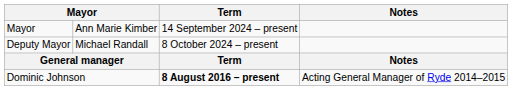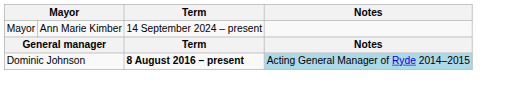- row: (39, 45)
(404, 77) no background -> (368, 61) lightblue background
